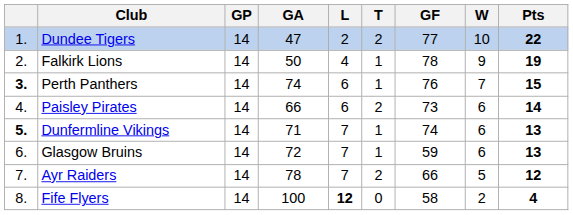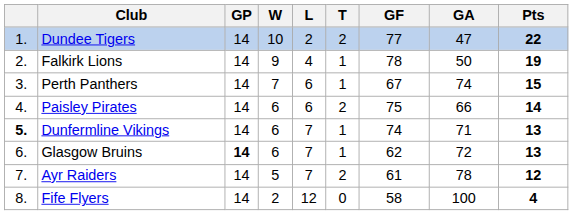columns swapped: (482, 15) <-> (293, 15)
(21, 84) bold -> (21, 84) normal
(430, 84) 76 -> (394, 84) 67
(430, 107) 73 -> (394, 107) 75
(242, 152) normal -> (242, 152) bold
(430, 152) 59 -> (394, 152) 62
(430, 175) 66 -> (394, 175) 61
(345, 198) bold -> (309, 198) normal
